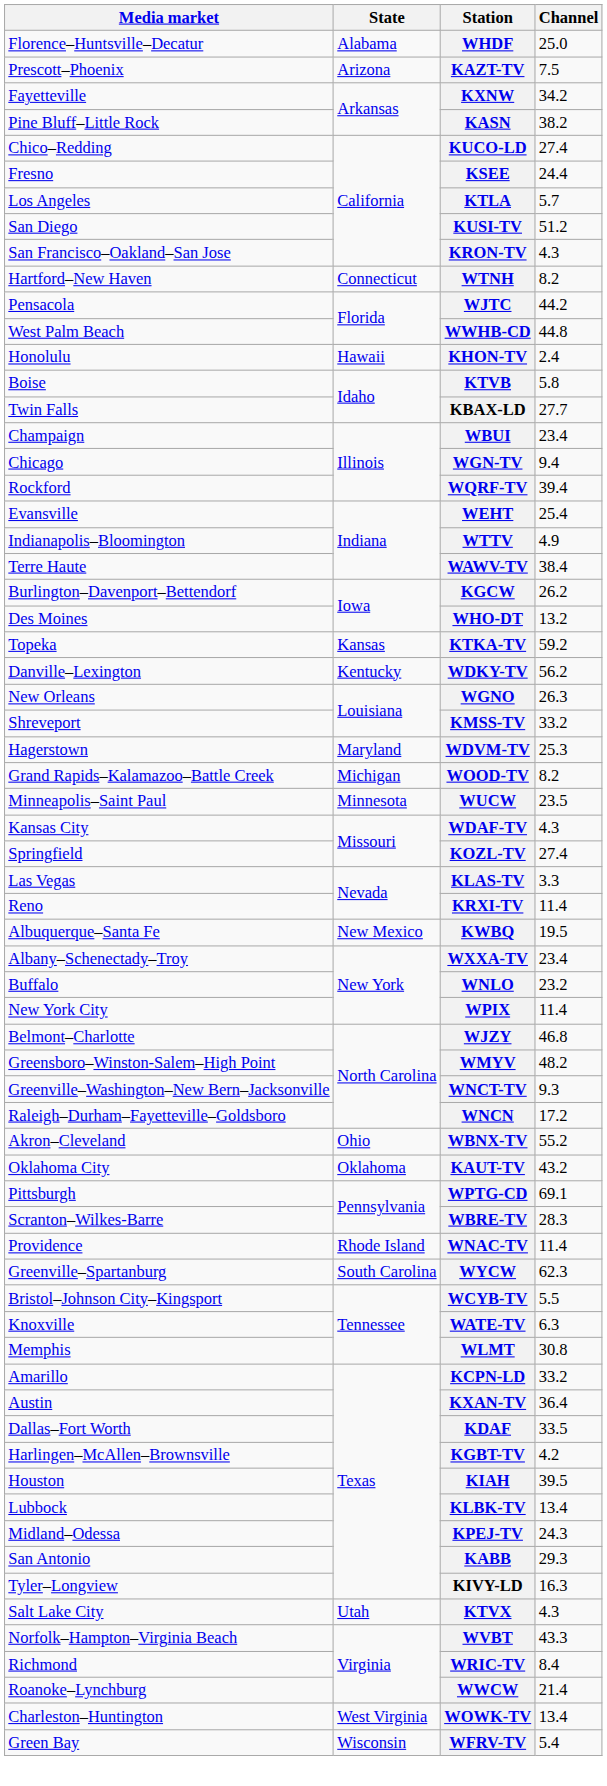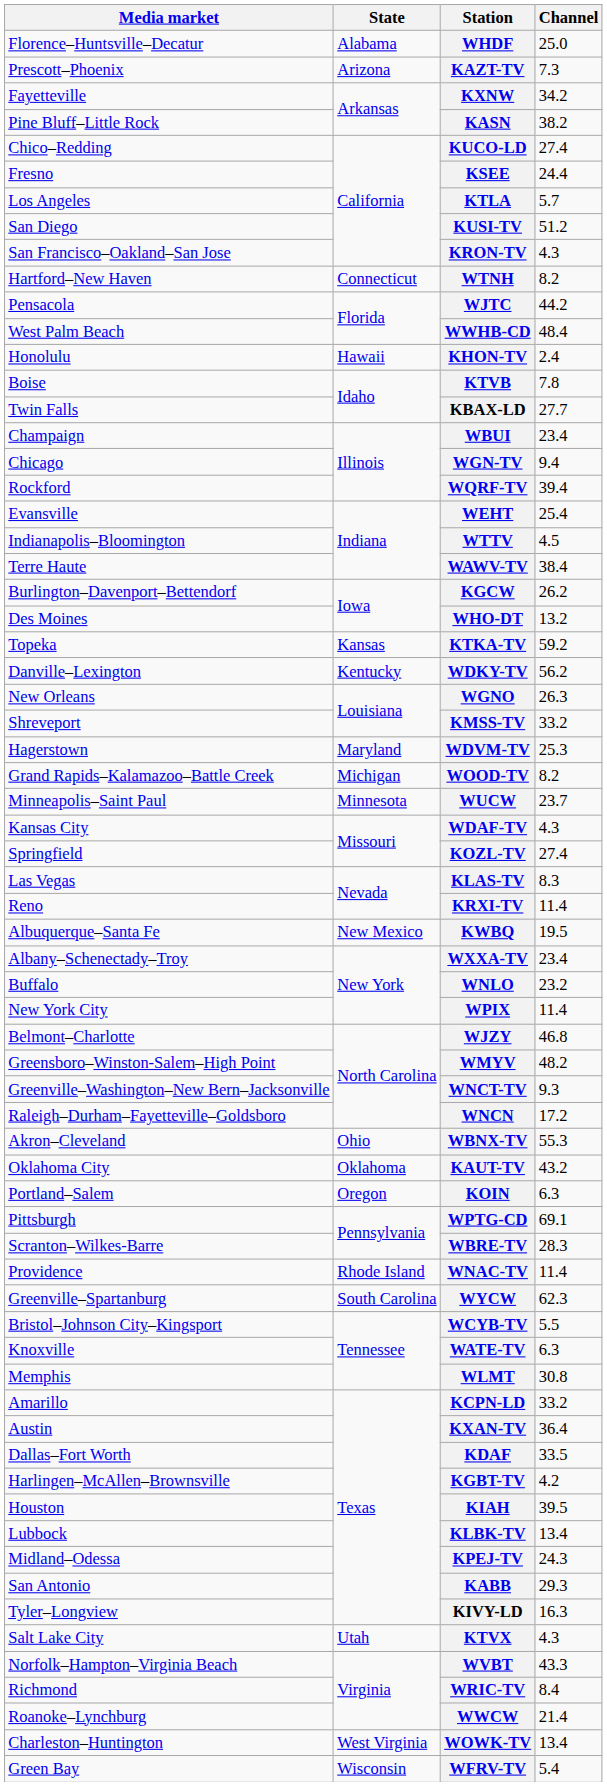(549, 69) 7.5 -> (549, 69) 7.3
(553, 331) 44.8 -> (553, 331) 48.4
(549, 383) 5.8 -> (549, 383) 7.8
(549, 540) 4.9 -> (549, 540) 4.5
(553, 801) 23.5 -> (553, 801) 23.7
(549, 880) 3.3 -> (549, 880) 8.3
(553, 1141) 55.2 -> (553, 1141) 55.3
+ row: (488, 1193)
